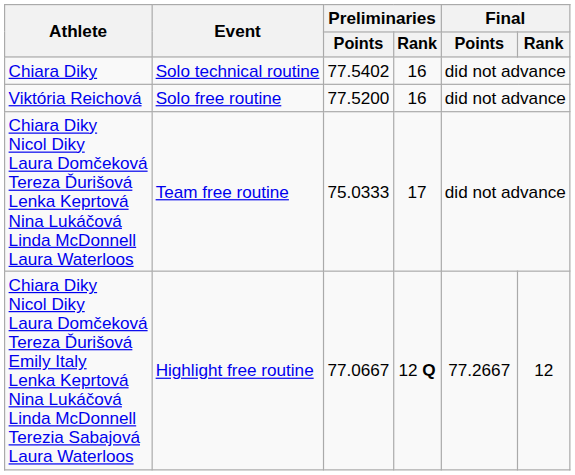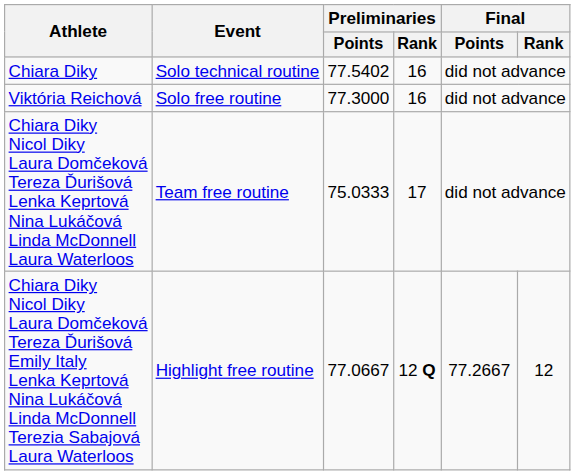(358, 98) 77.5200 -> (358, 98) 77.3000
